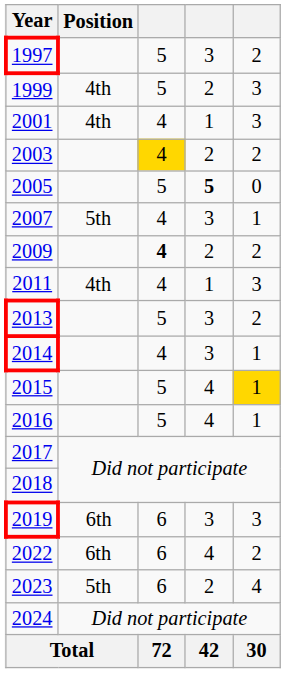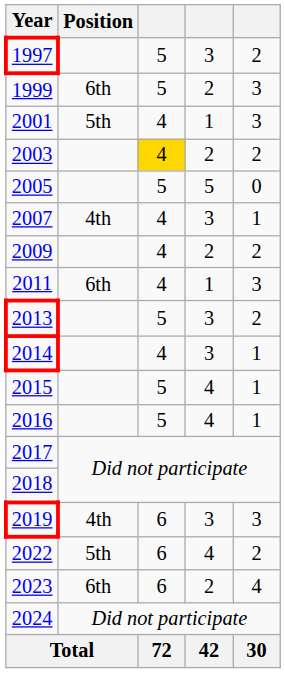(98, 89) 4th -> (98, 89) 6th
(98, 122) 4th -> (98, 122) 5th
(209, 186) bold -> (209, 186) normal
(98, 219) 5th -> (98, 219) 4th
(162, 251) bold -> (162, 251) normal
(98, 284) 4th -> (98, 284) 6th
(256, 387) gold background -> (256, 387) no background
(99, 519) 6th -> (99, 519) 4th
(98, 553) 6th -> (98, 553) 5th
(98, 586) 5th -> (98, 586) 6th
